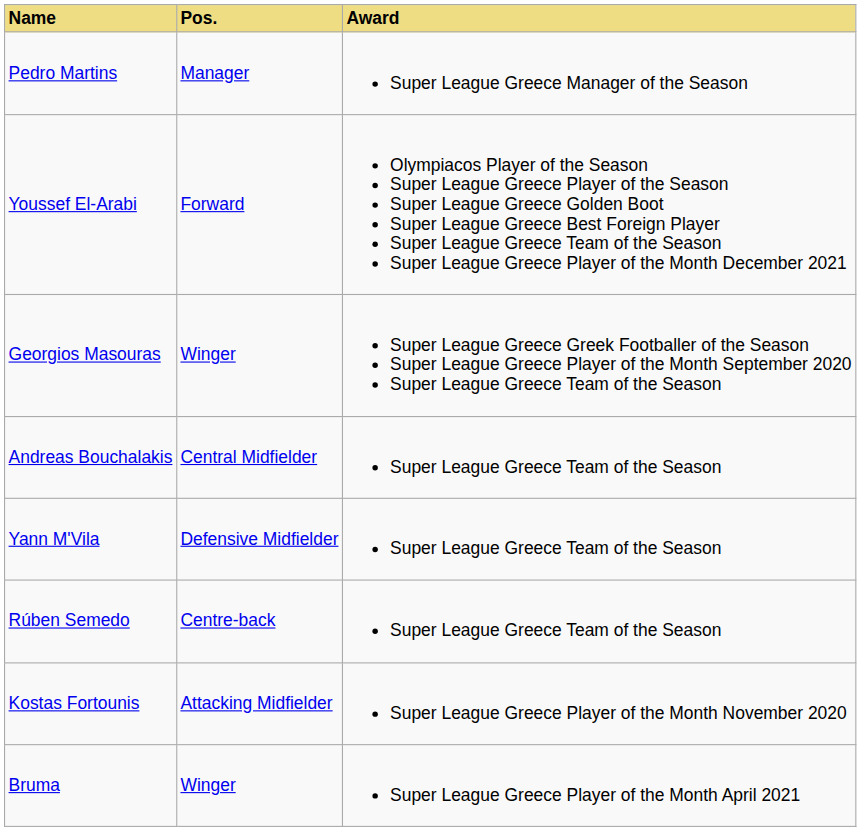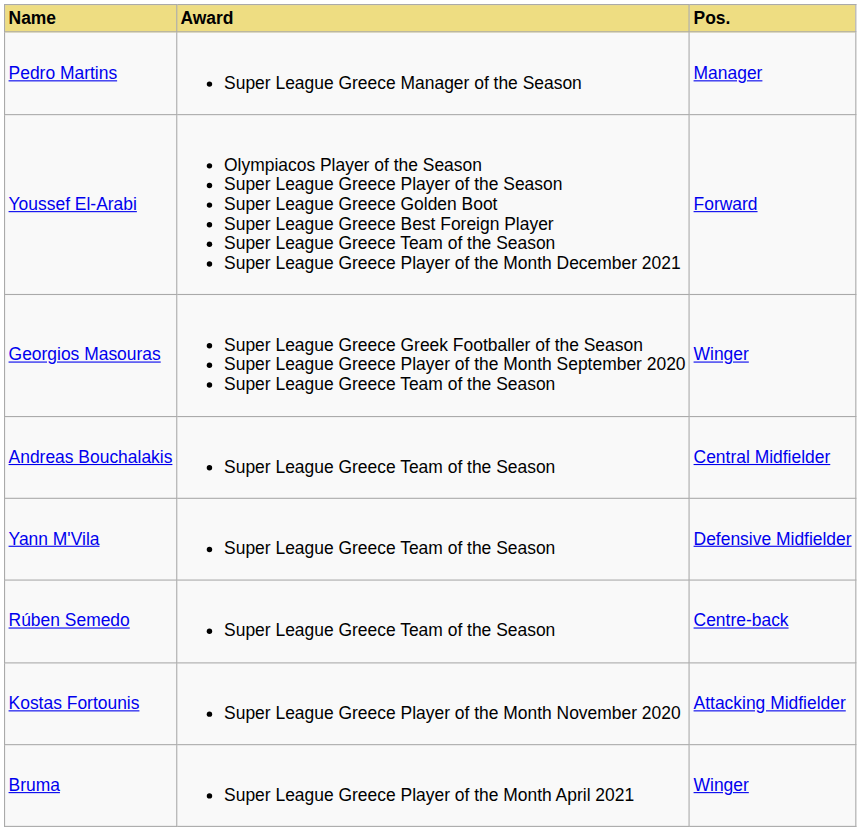columns swapped: (199, 18) <-> (373, 18)
